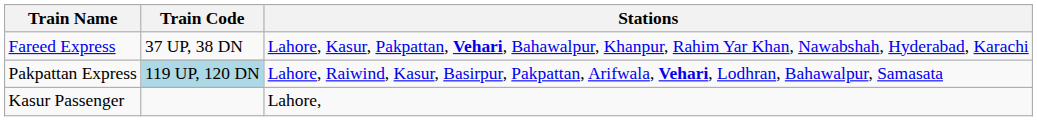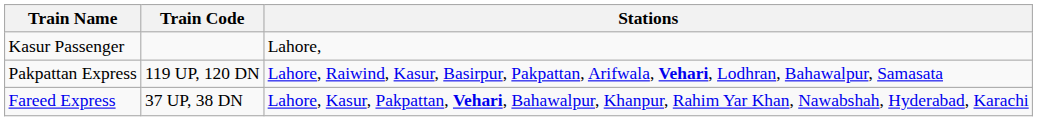rows swapped: (62, 45) <-> (66, 101)
(202, 73) lightblue background -> (202, 73) no background
